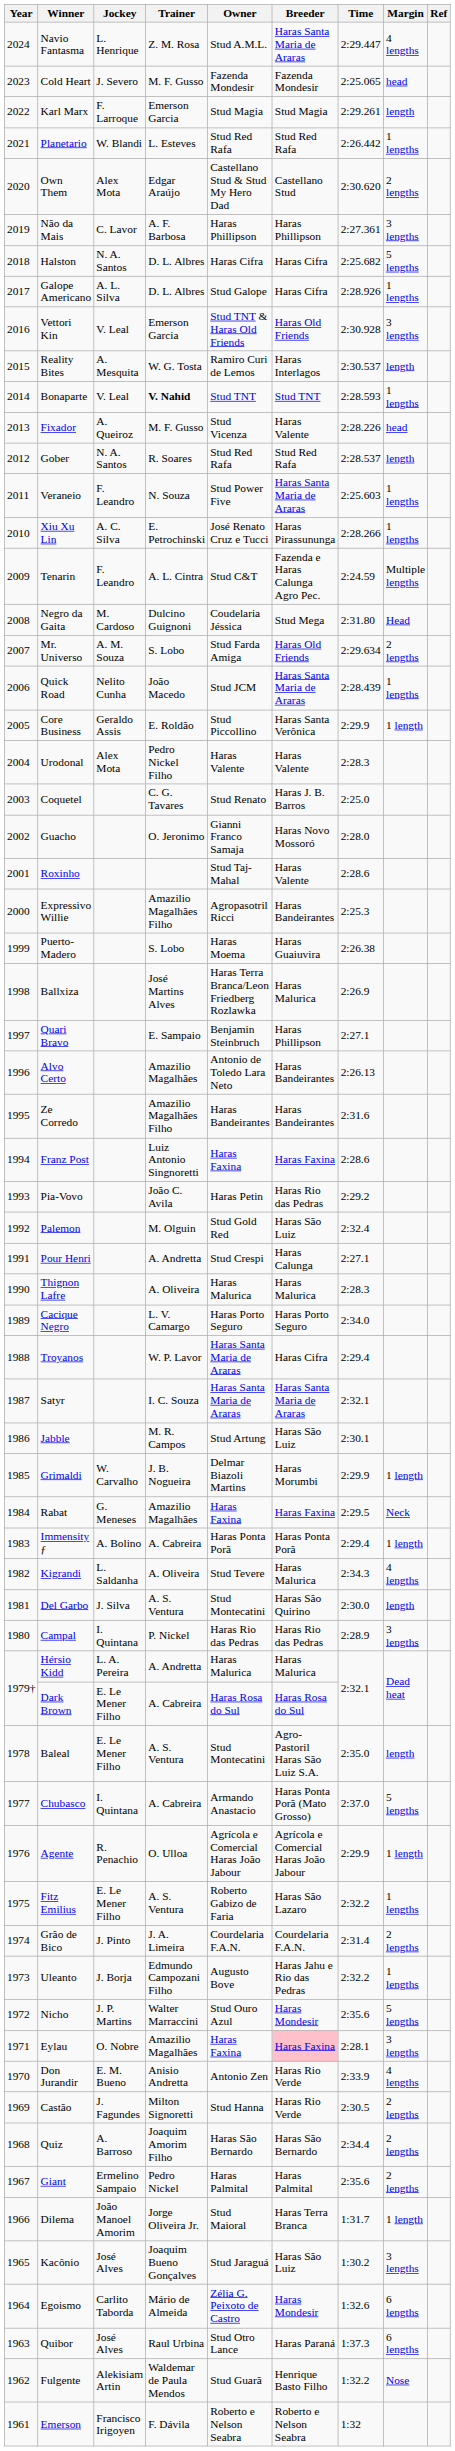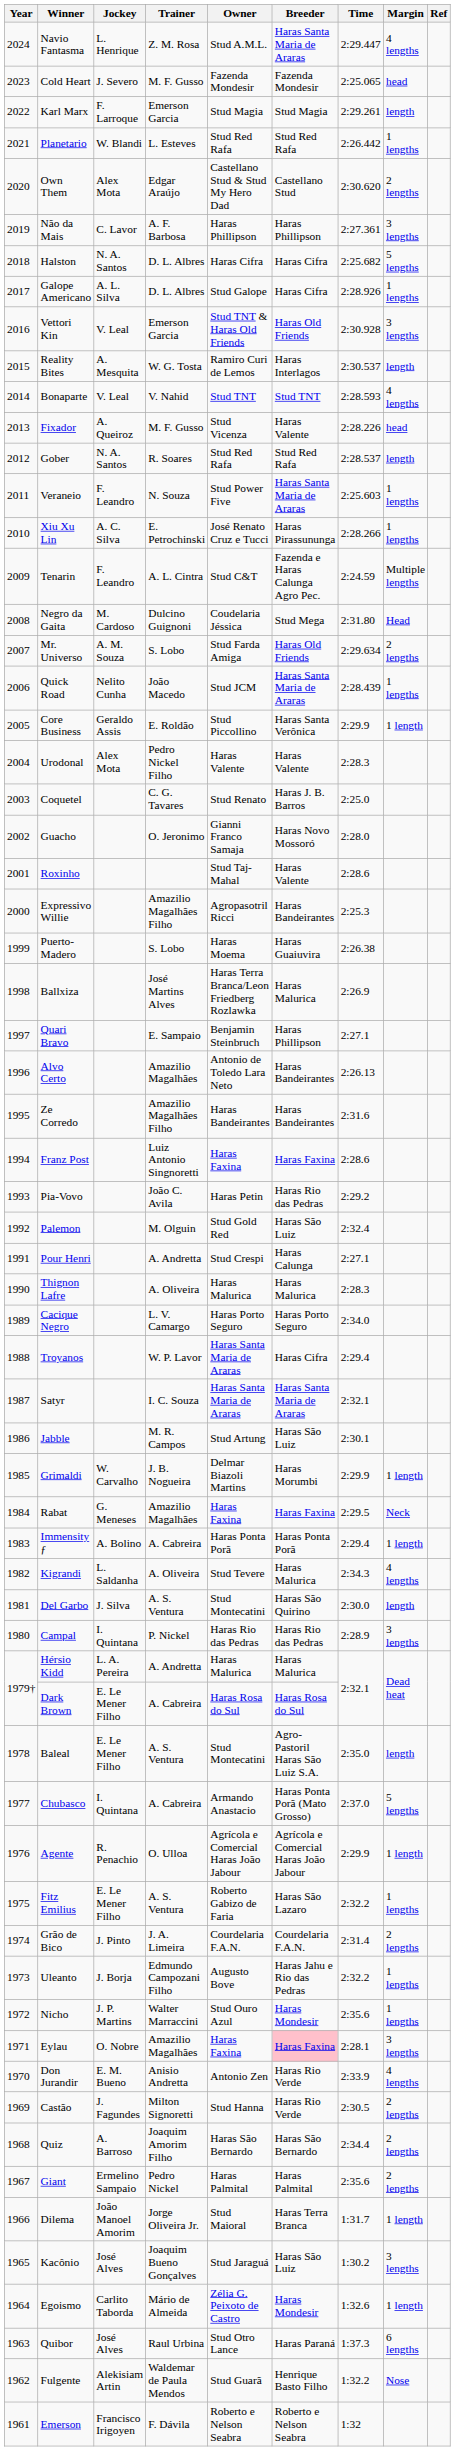(169, 396) bold -> (168, 396) normal
(402, 396) 1 lengths -> (402, 396) 4 lengths
(402, 2015) 5 lengths -> (402, 2015) 1 lengths
(402, 2306) 6 lengths -> (404, 2306) 1 length
